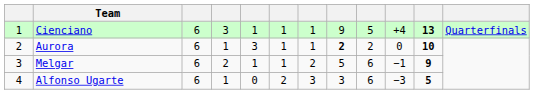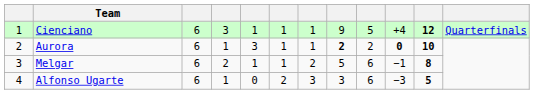(428, 30) 13 -> (428, 30) 12
(399, 47) normal -> (399, 47) bold
(428, 64) 9 -> (428, 64) 8
